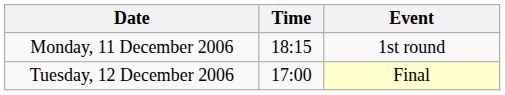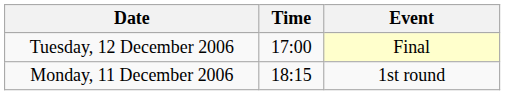rows swapped: (132, 47) <-> (132, 75)
